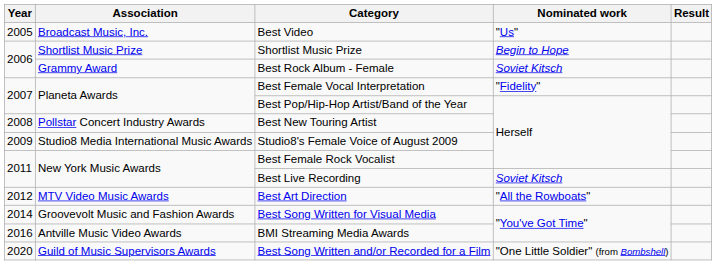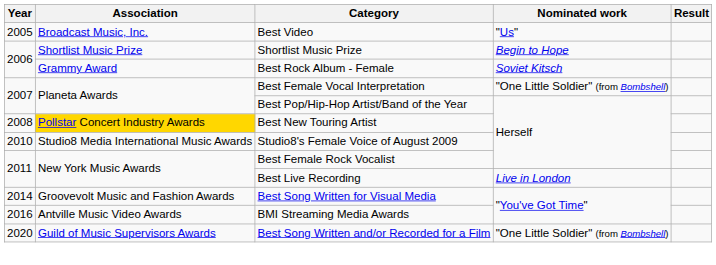(518, 86) "Fidelity" -> (582, 86) "One Little Soldier" (from Bombshell)
(121, 123) no background -> (121, 123) gold background
(20, 141) 2009 -> (20, 141) 2010
(529, 178) Soviet Kitsch -> (533, 178) Live in London
- row: (302, 196)
